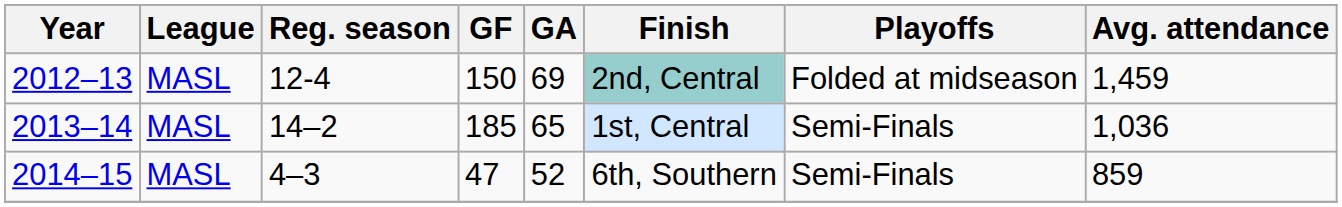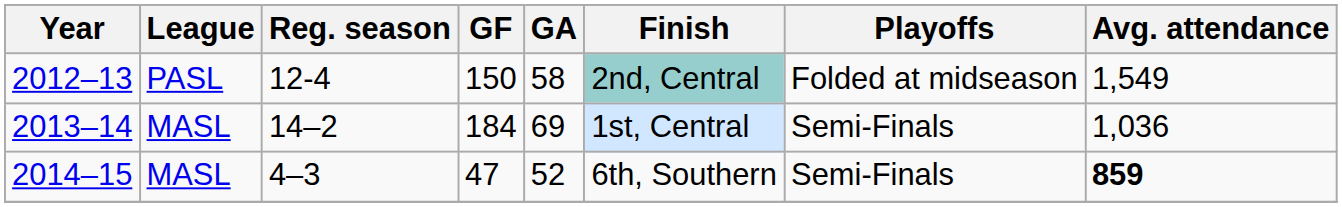(189, 77) MASL -> (185, 77) PASL
(548, 77) 69 -> (548, 77) 58
(1131, 77) 1,459 -> (1131, 77) 1,549
(491, 126) 185 -> (491, 126) 184
(548, 126) 65 -> (548, 126) 69
(1118, 175) normal -> (1118, 175) bold
